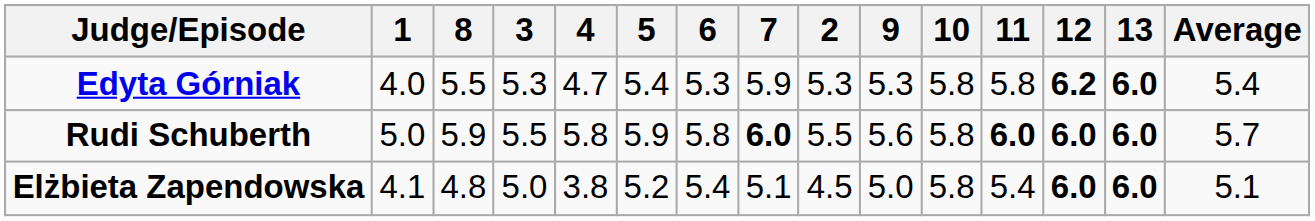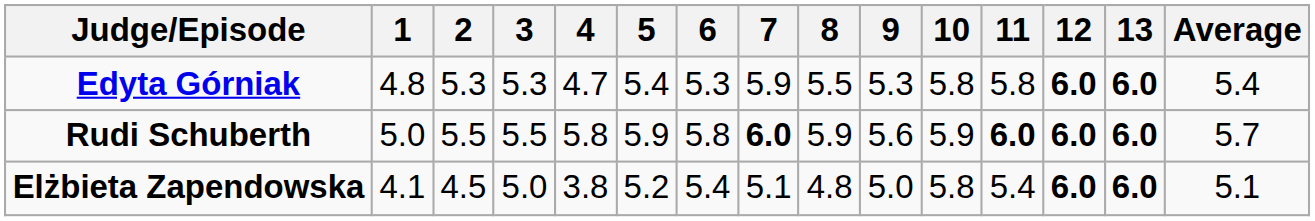columns swapped: (830, 30) <-> (463, 30)
(402, 82) 4.0 -> (402, 82) 4.8
(1074, 82) 6.2 -> (1074, 82) 6.0
(952, 135) 5.8 -> (952, 135) 5.9
